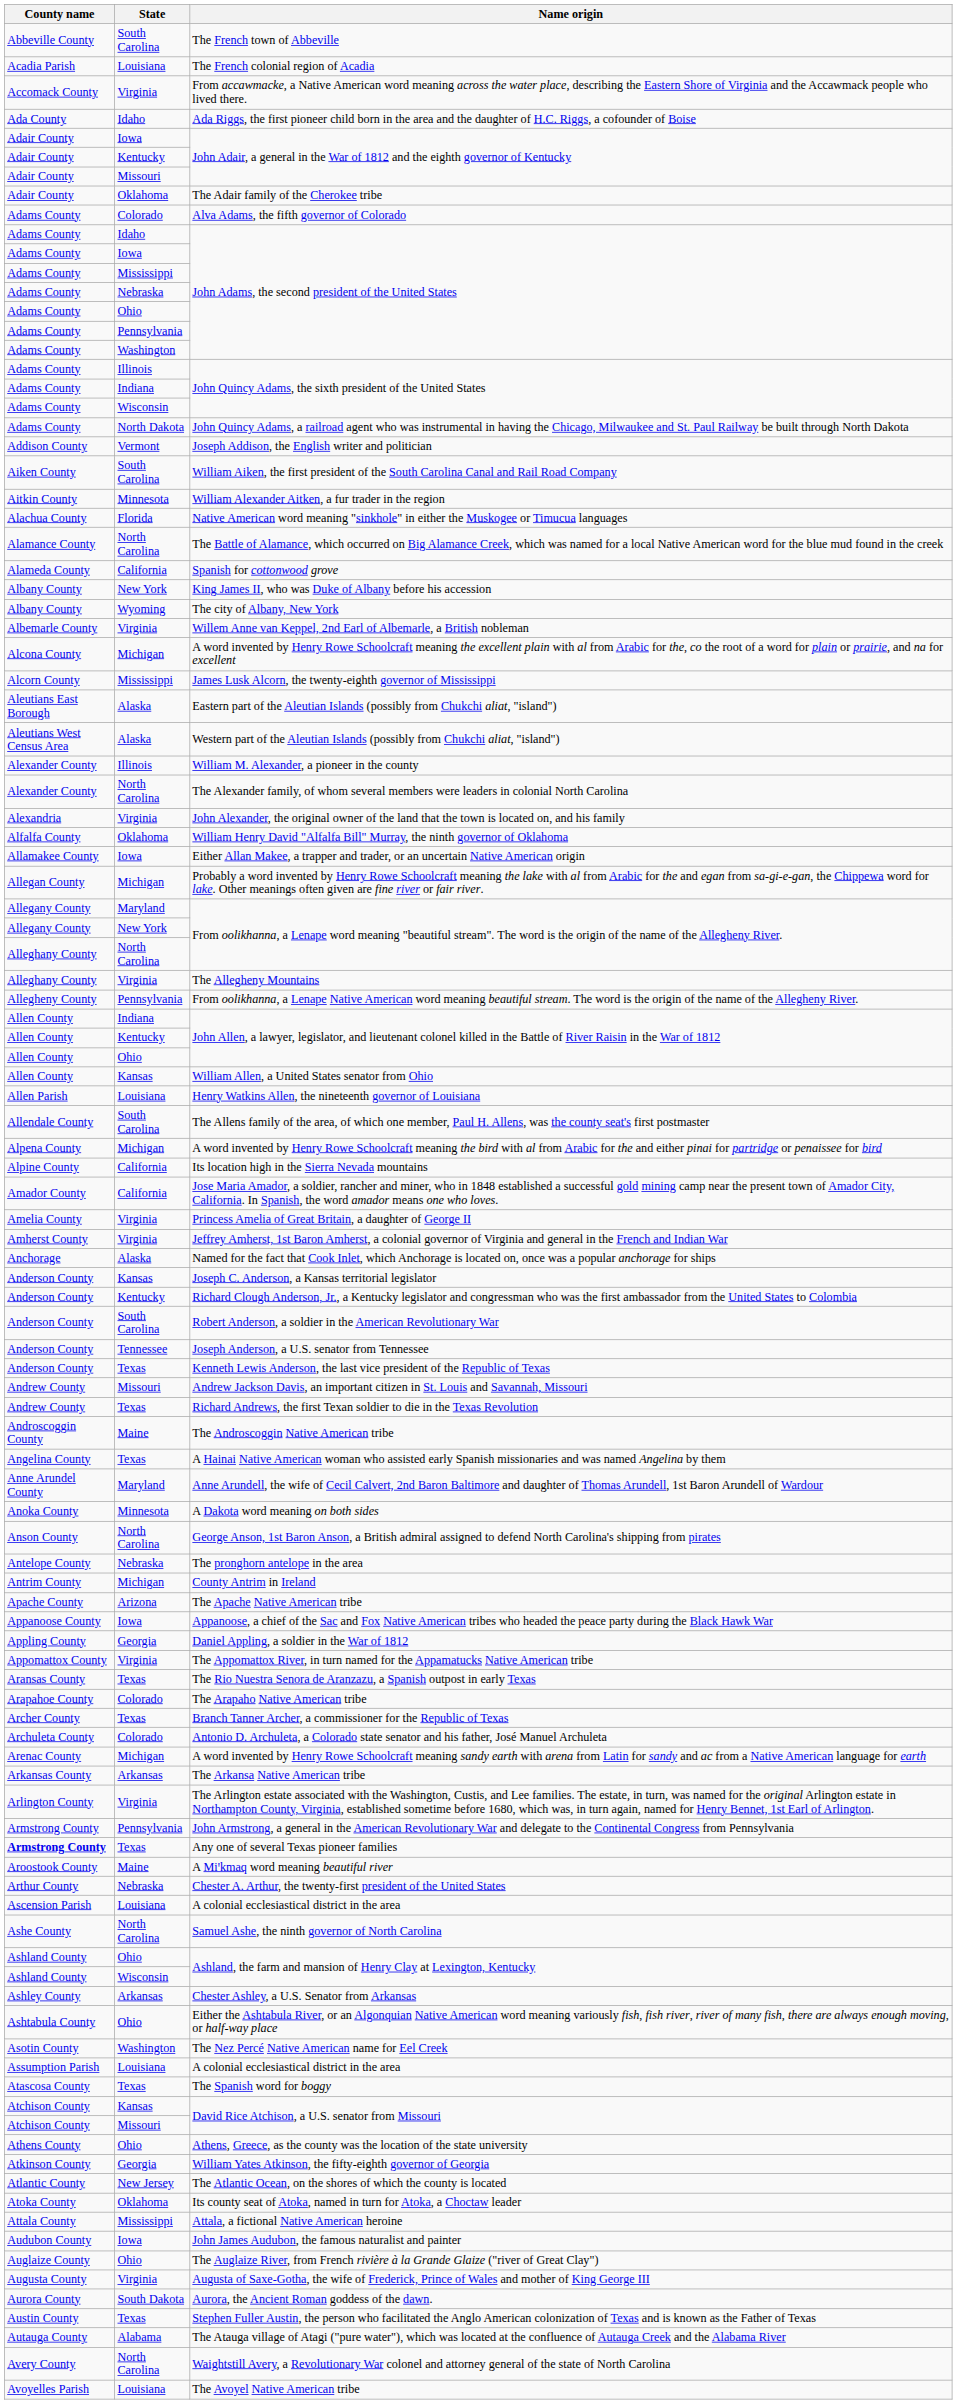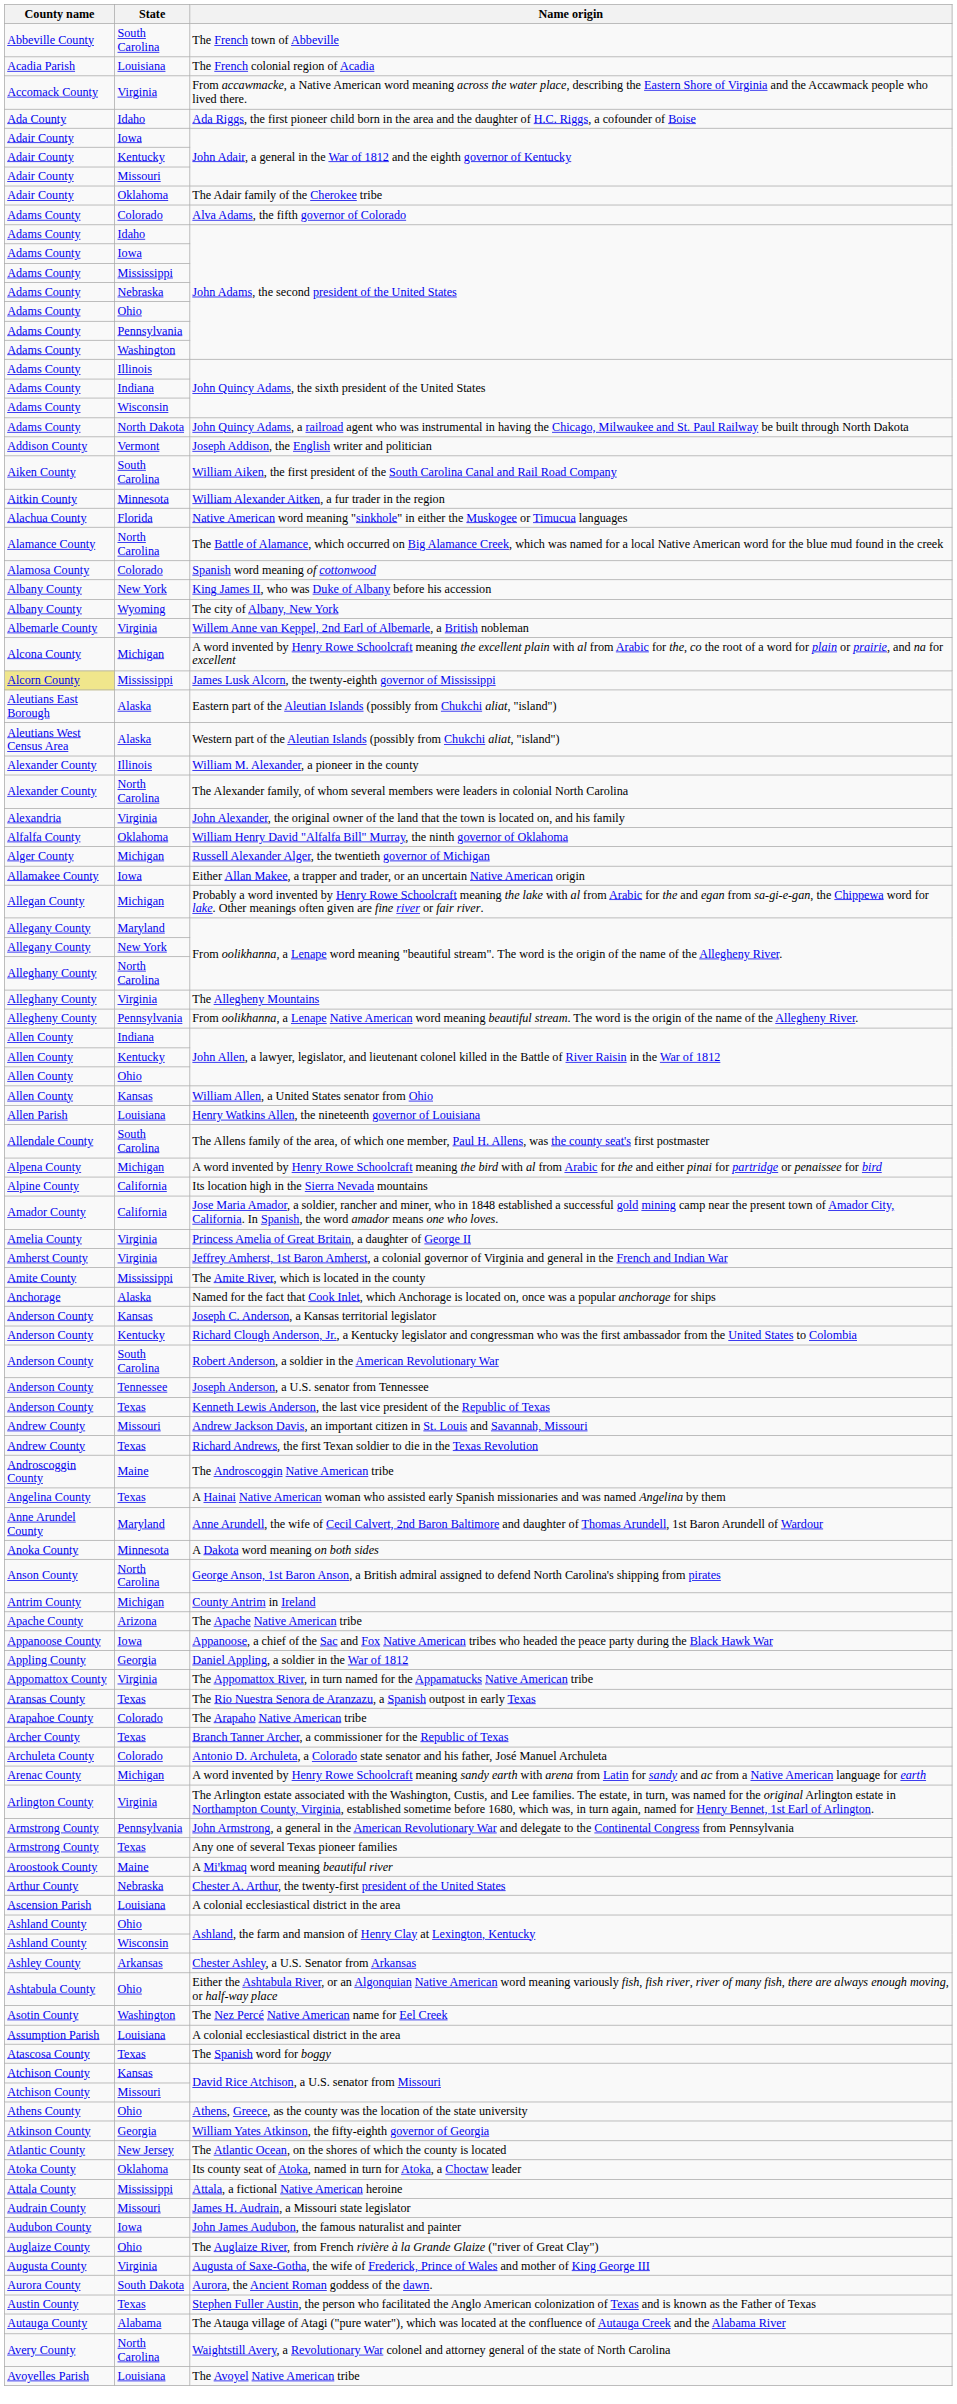- row: (142, 570)
+ row: (140, 570)
(43, 680) no background -> (43, 680) khaki background
+ row: (141, 856)
+ row: (145, 1277)
- row: (140, 1563)
- row: (140, 1775)
(57, 1847) bold -> (53, 1847) normal
- row: (138, 1931)
+ row: (139, 2208)
